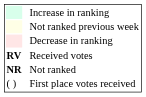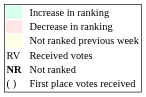rows swapped: (71, 41) <-> (84, 26)
(14, 55) bold -> (13, 55) normal
